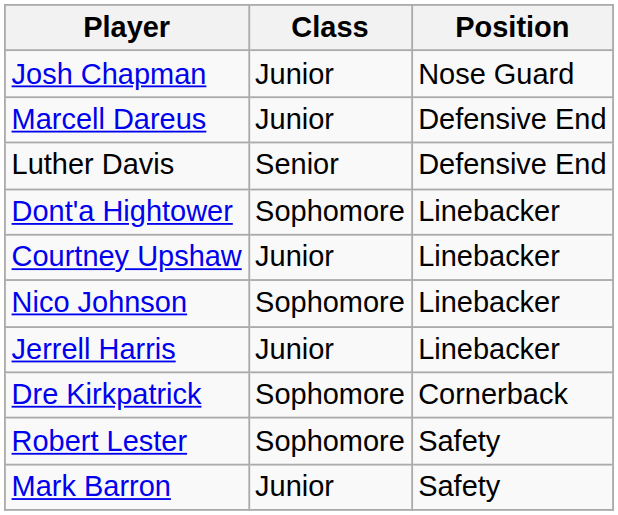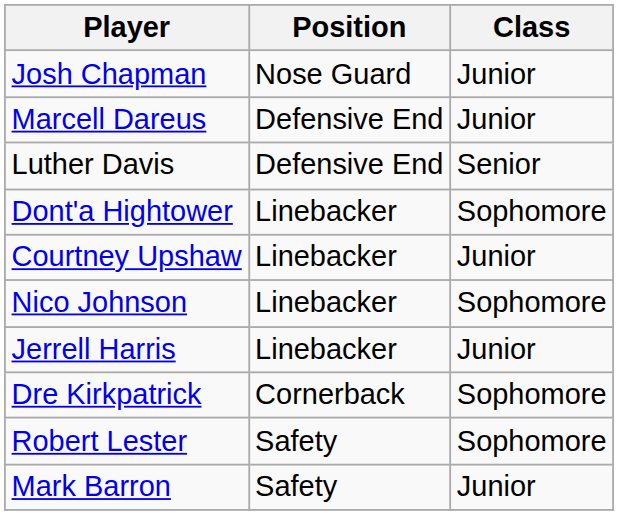columns swapped: (330, 27) <-> (512, 27)
